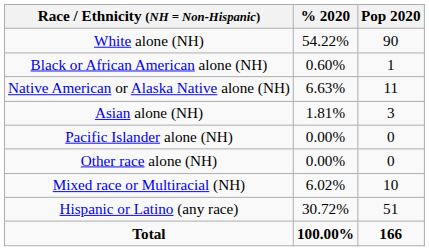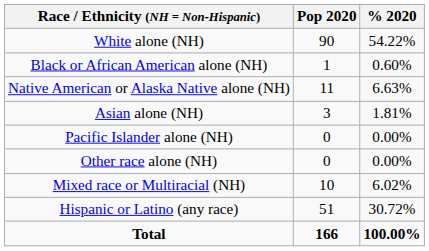columns swapped: (391, 16) <-> (325, 16)
